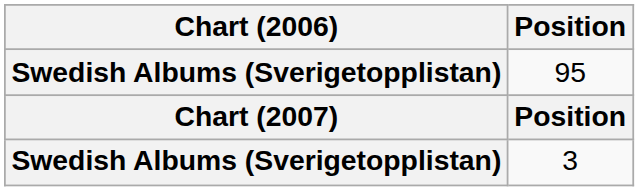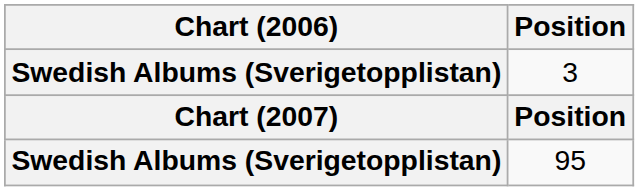rows swapped: (570, 161) <-> (570, 71)
